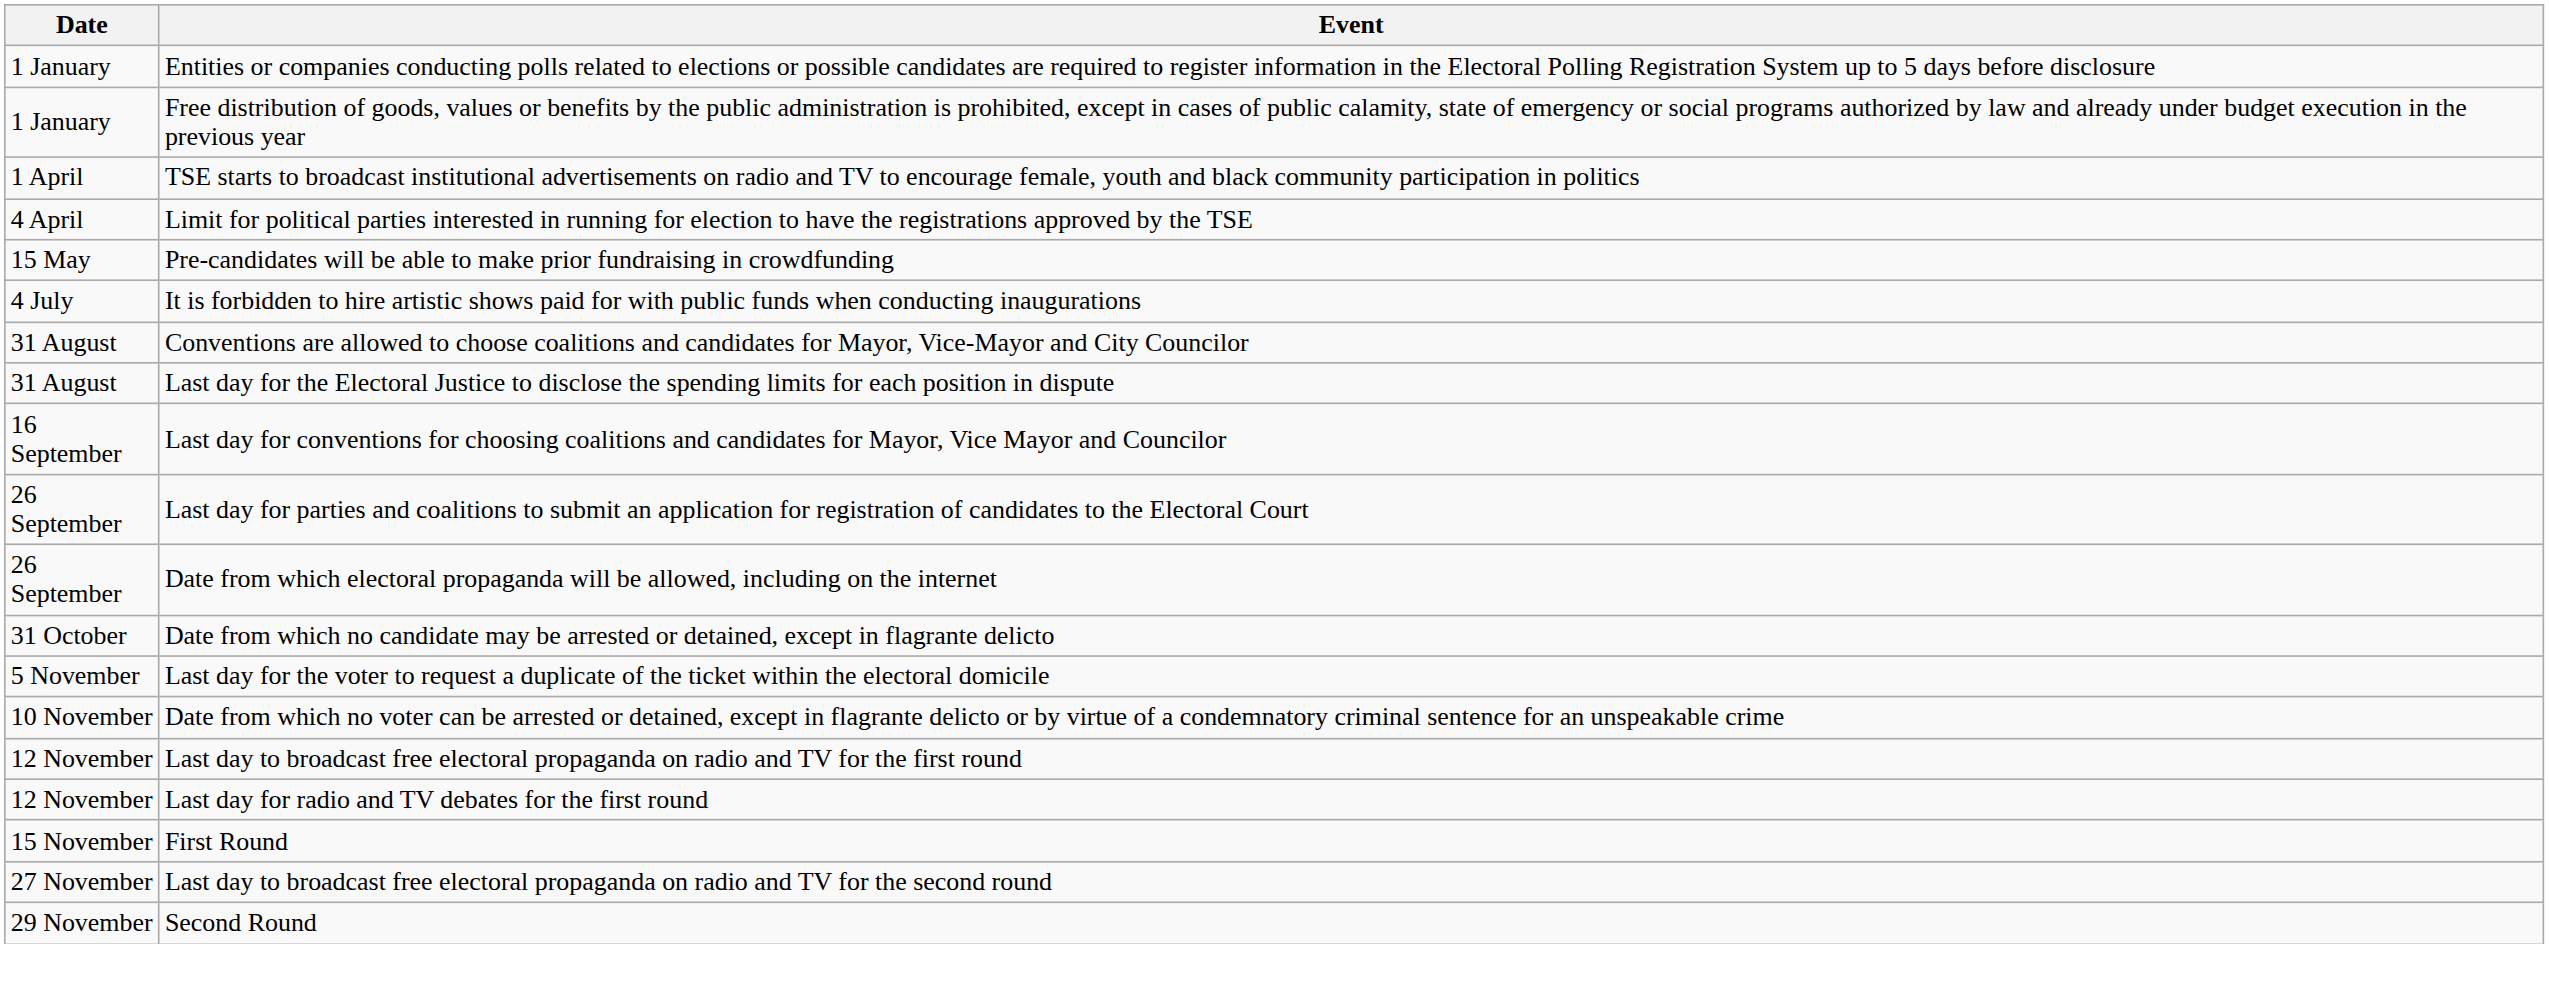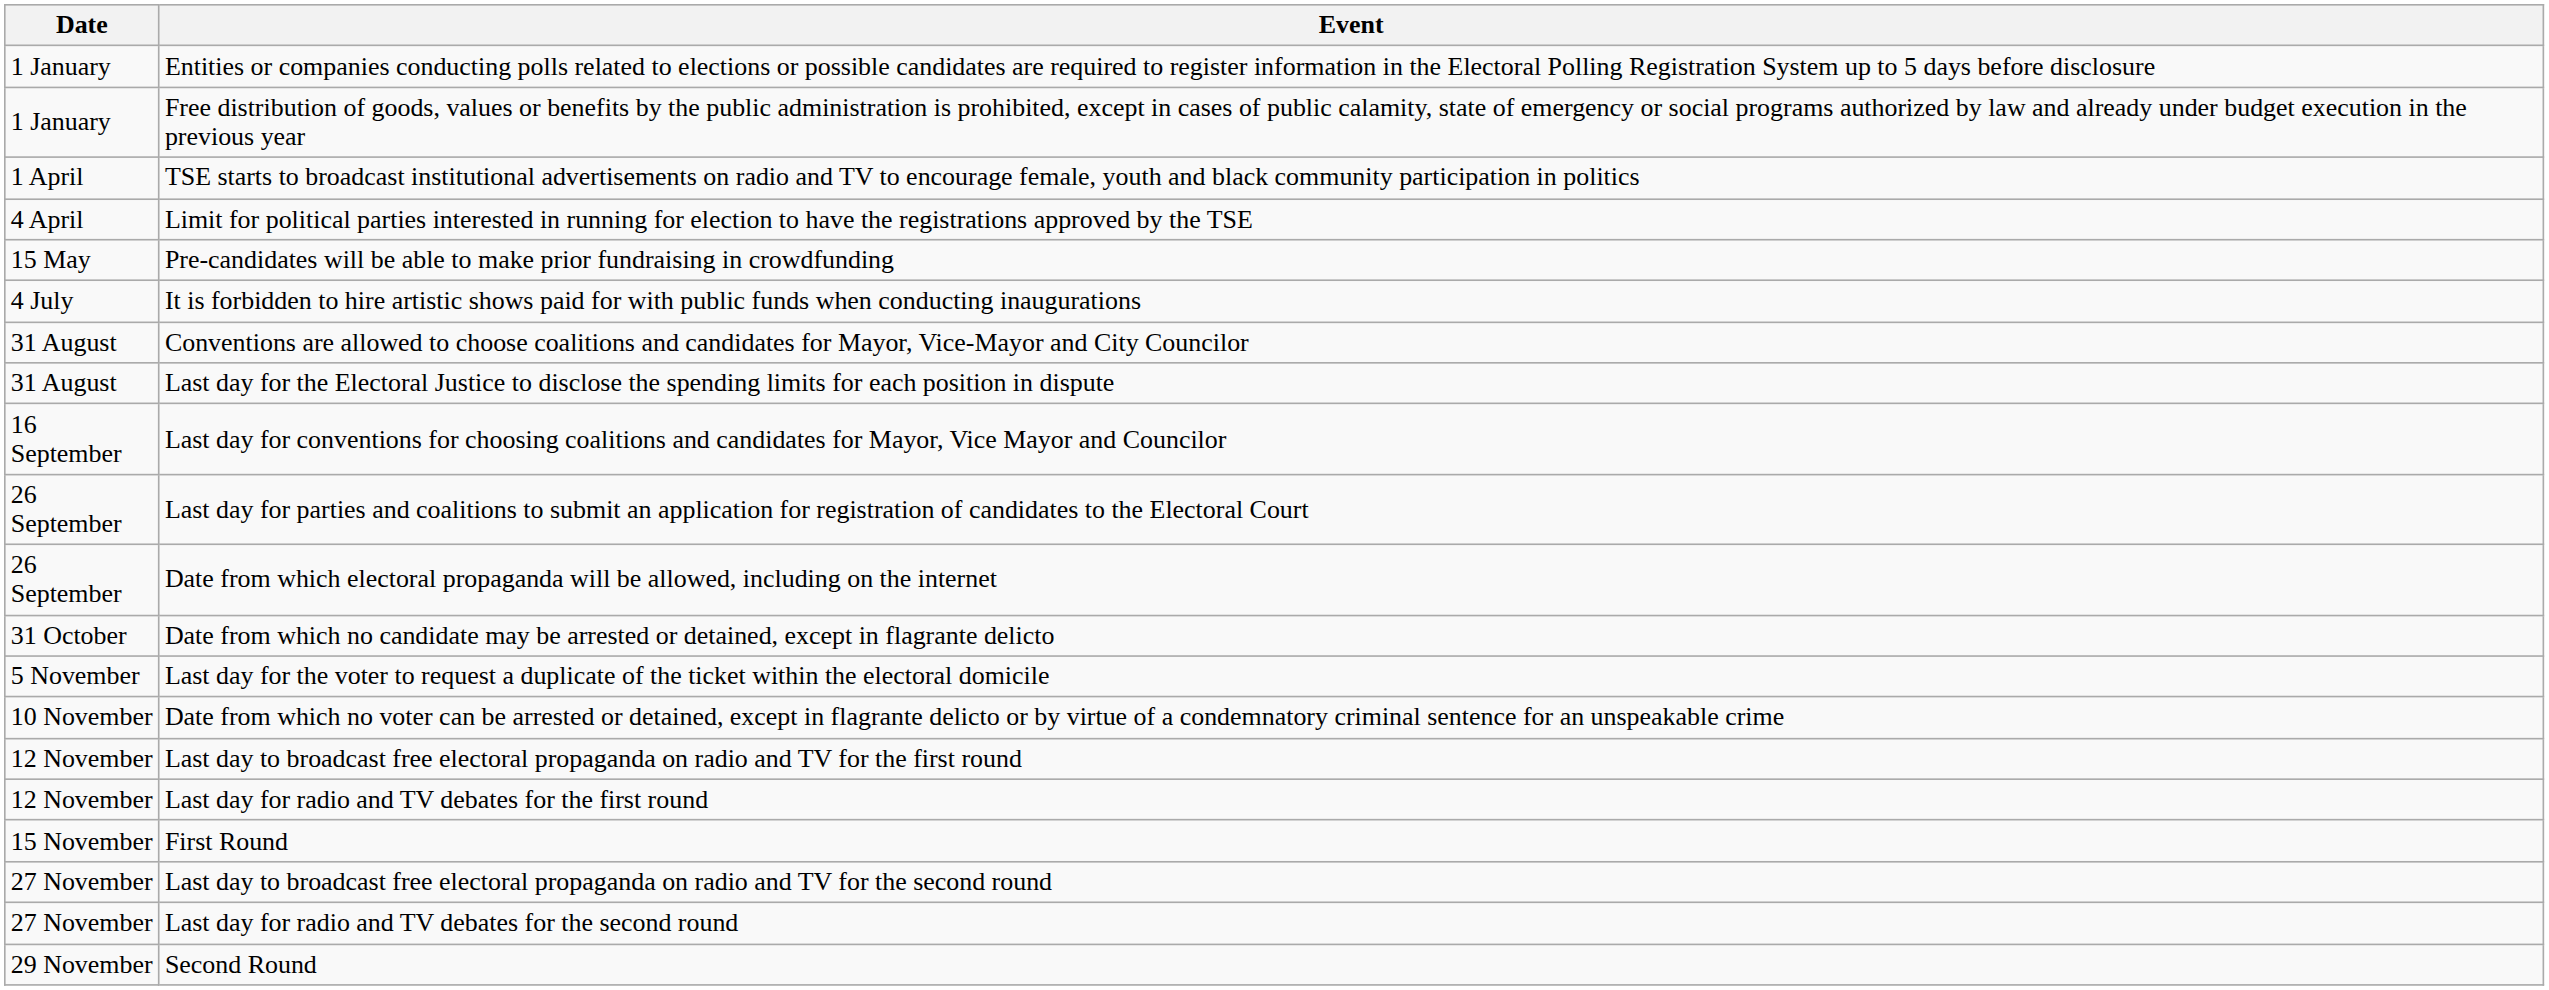+ row: (452, 922)
